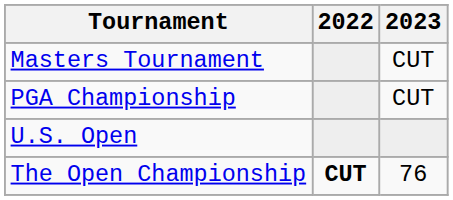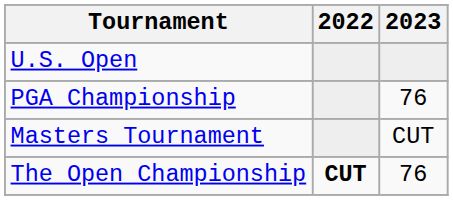rows swapped: (137, 62) <-> (74, 138)
(413, 100) CUT -> (413, 100) 76
